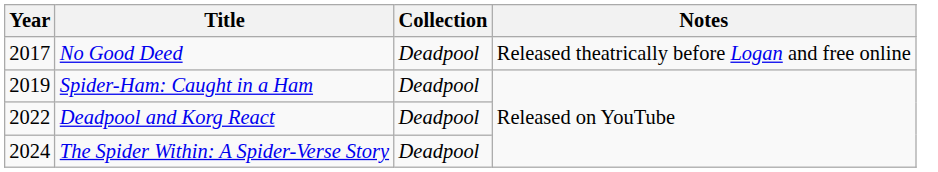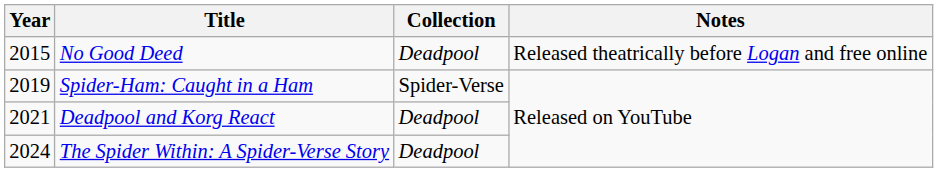(30, 53) 2017 -> (30, 53) 2015
(439, 85) Deadpool -> (451, 85) Spider-Verse
(30, 118) 2022 -> (30, 118) 2021
